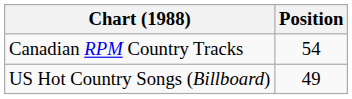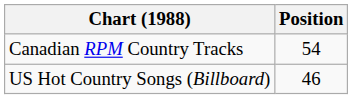(311, 78) 49 -> (311, 78) 46
